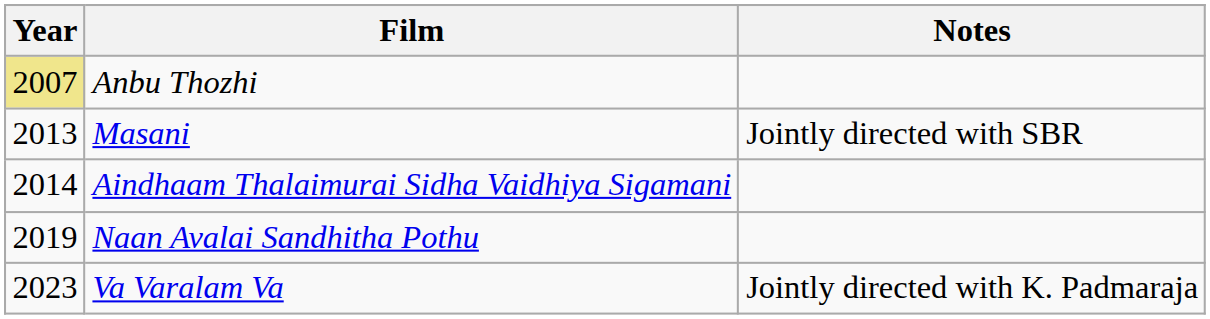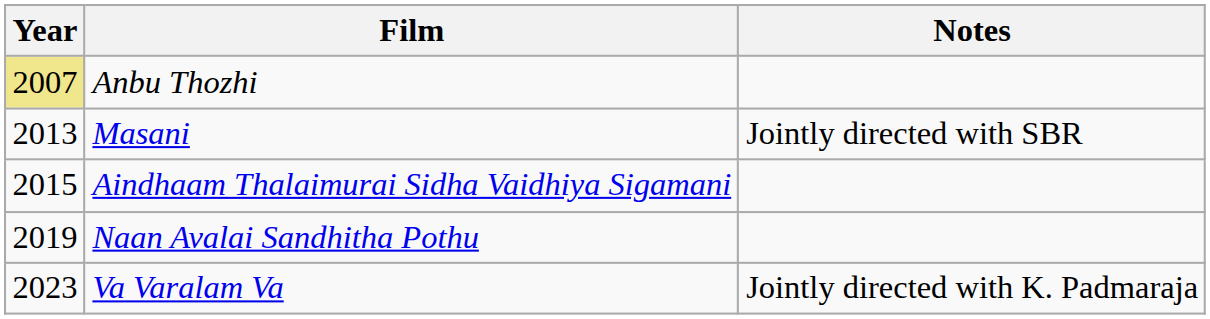(45, 184) 2014 -> (45, 184) 2015
